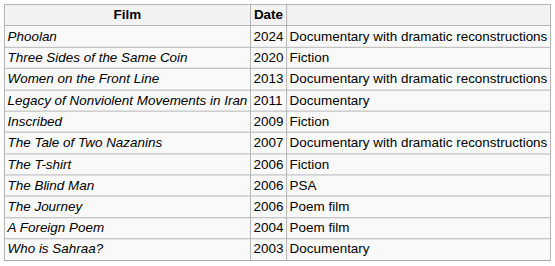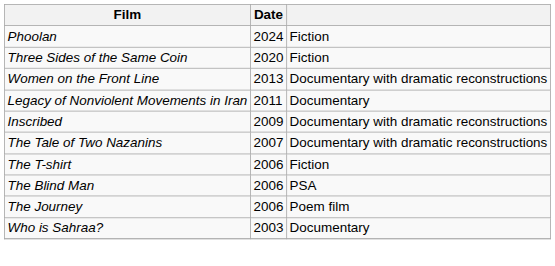(418, 36) Documentary with dramatic reconstructions -> (309, 36) Fiction
(309, 121) Fiction -> (418, 121) Documentary with dramatic reconstructions
- row: (56, 228)
